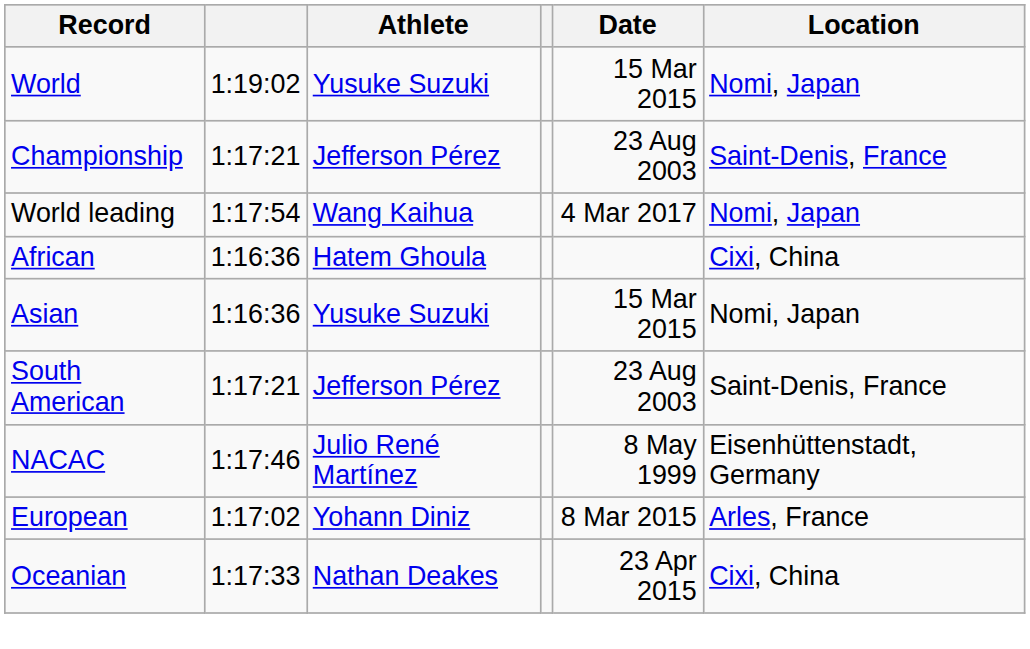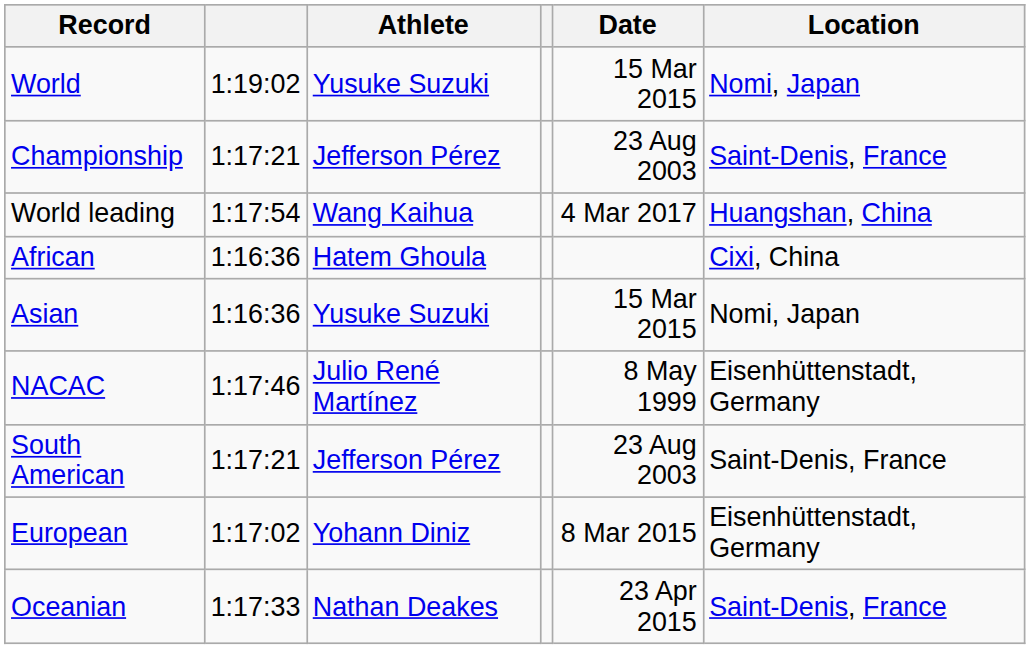(785, 214) Nomi, Japan -> (820, 214) Huangshan, China
rows swapped: (58, 460) <-> (68, 387)
(789, 518) Arles, France -> (813, 533) Eisenhüttenstadt, Germany
(774, 575) Cixi, China -> (828, 606) Saint-Denis, France
